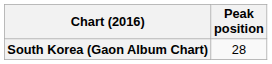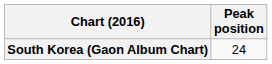(239, 49) 28 -> (239, 49) 24
